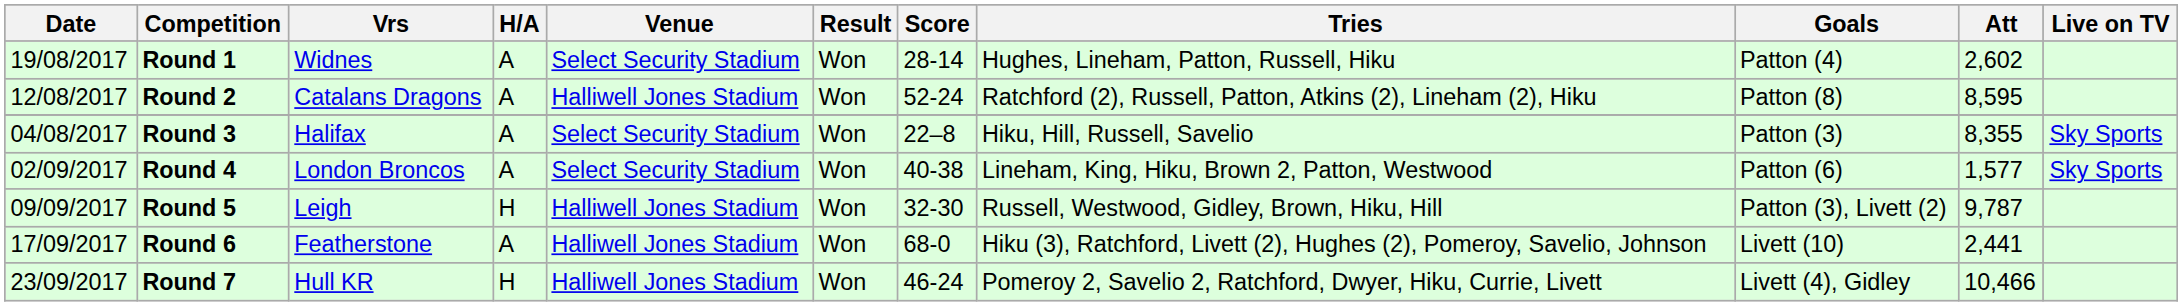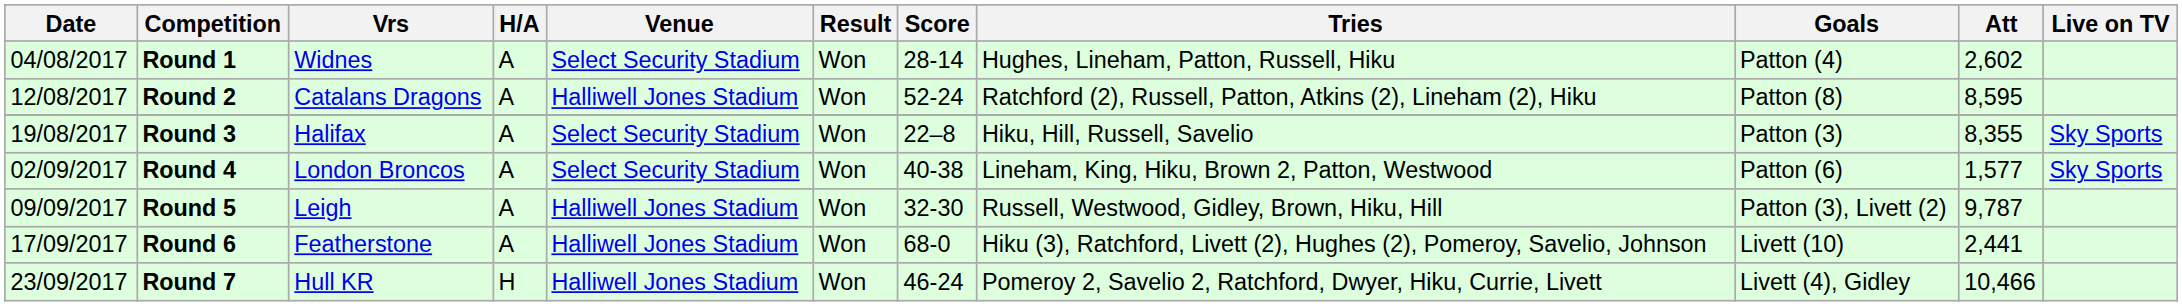(69, 60) 19/08/2017 -> (69, 60) 04/08/2017
(69, 134) 04/08/2017 -> (69, 134) 19/08/2017
(507, 207) H -> (506, 207) A
